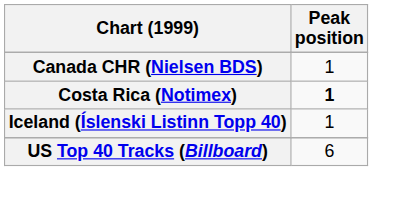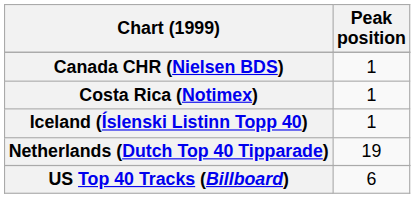(329, 94) bold -> (371, 94) normal
+ row: (169, 151)
